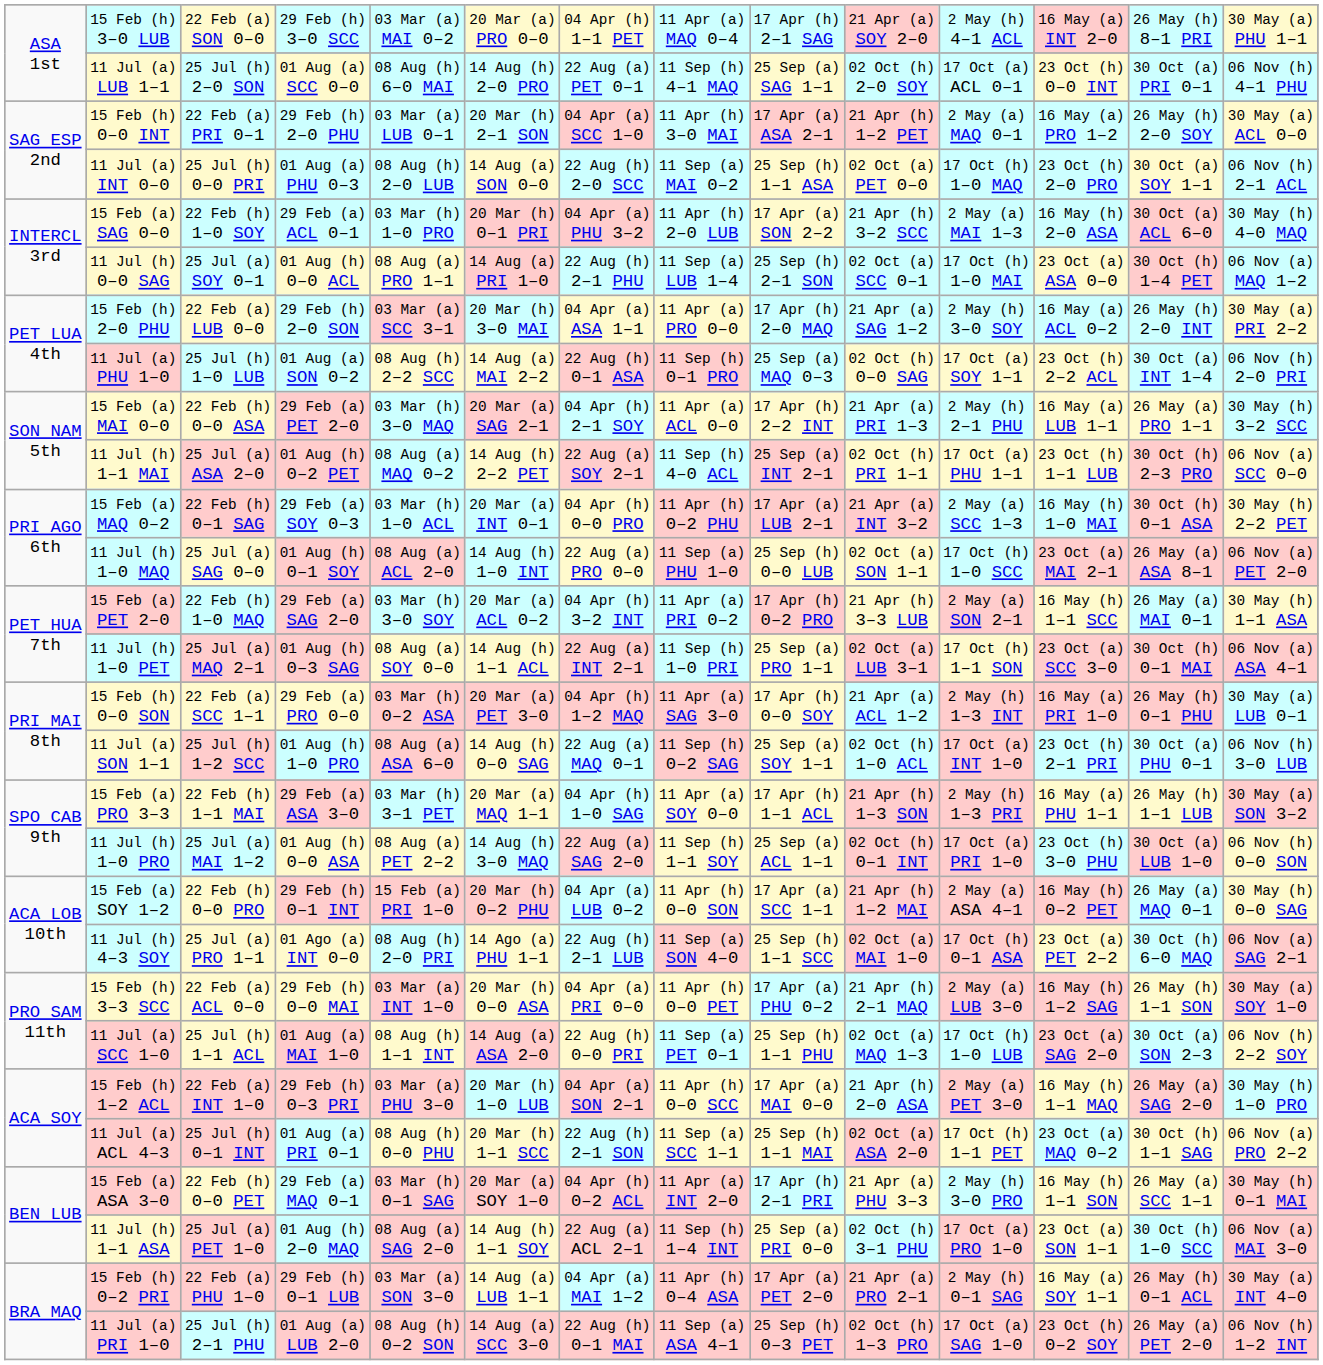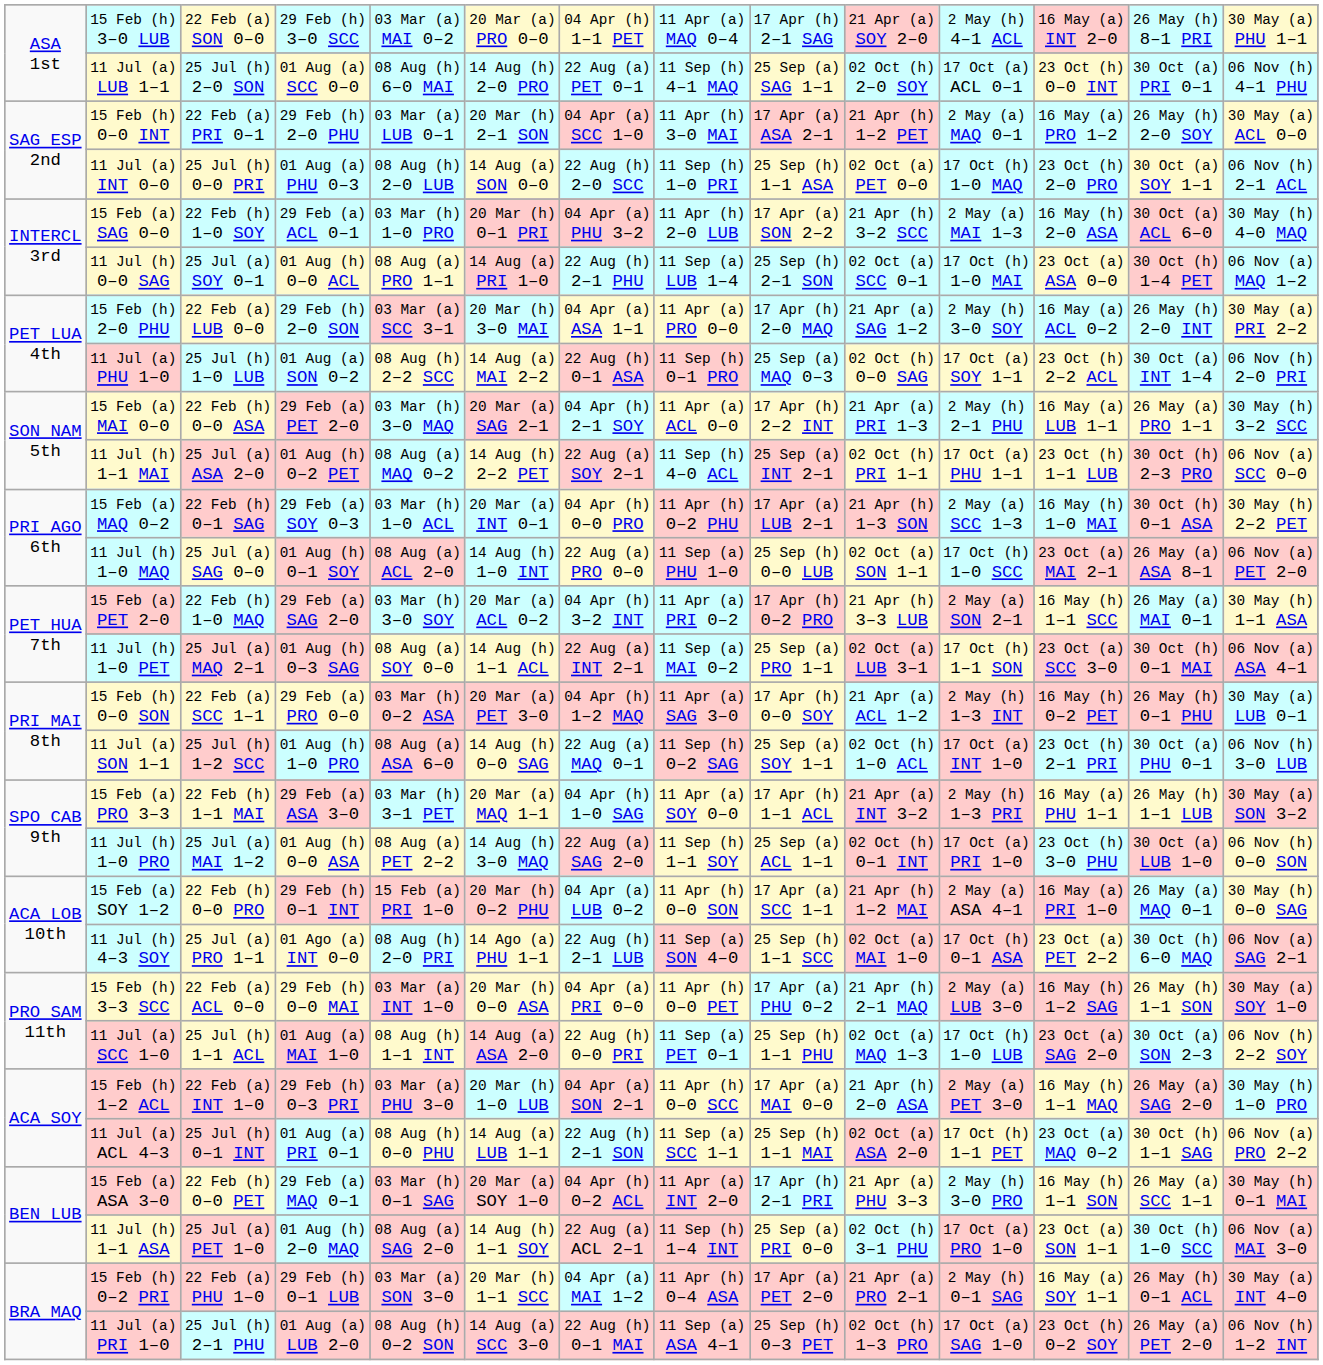(702, 176) 11 Sep (a) MAI 0–2 -> (702, 176) 11 Sep (h) 1–0 PRI
(892, 515) 21 Apr (a) INT 3–2 -> (892, 515) 21 Apr (h) 1–3 SON
(702, 660) 11 Sep (h) 1–0 PRI -> (702, 660) 11 Sep (a) MAI 0–2
(1081, 709) 16 May (a) PRI 1–0 -> (1081, 709) 16 May (h) 0–2 PET
(892, 805) 21 Apr (h) 1–3 SON -> (892, 805) 21 Apr (a) INT 3–2
(1081, 902) 16 May (h) 0–2 PET -> (1081, 902) 16 May (a) PRI 1–0
(512, 1144) 20 Mar (h) 1–1 SCC -> (512, 1144) 14 Aug (a) LUB 1–1
(512, 1289) 14 Aug (a) LUB 1–1 -> (512, 1289) 20 Mar (h) 1–1 SCC
